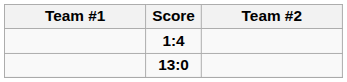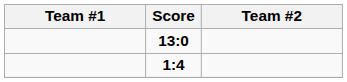rows swapped: (173, 65) <-> (173, 41)
